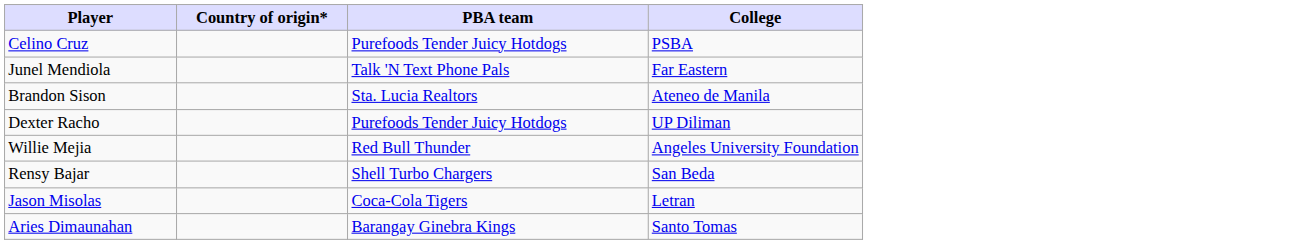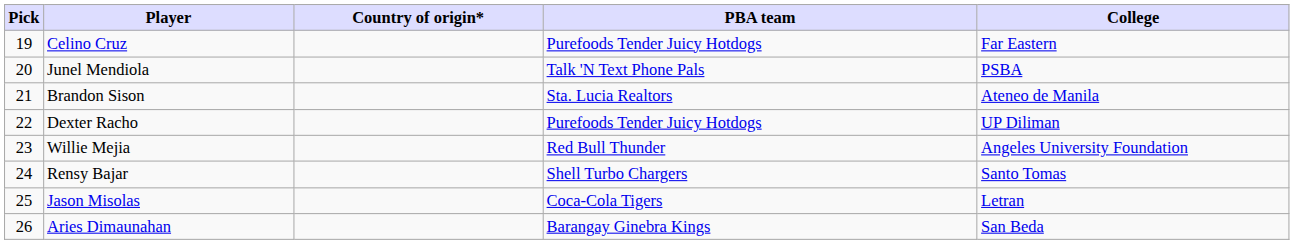+ column: (24, 17)
(672, 43) PSBA -> (1019, 43) Far Eastern
(690, 69) Far Eastern -> (1002, 69) PSBA
(683, 174) San Beda -> (1024, 174) Santo Tomas
(694, 226) Santo Tomas -> (1012, 226) San Beda
